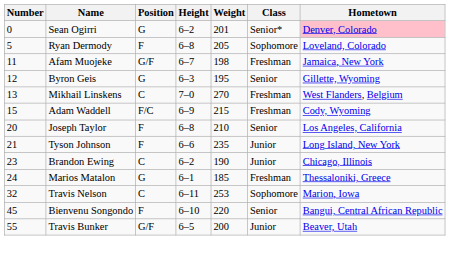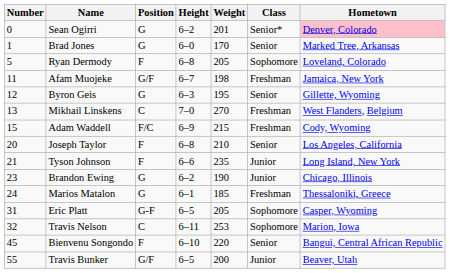+ row: (71, 45)
(141, 161) C -> (142, 177) G
+ row: (68, 210)
